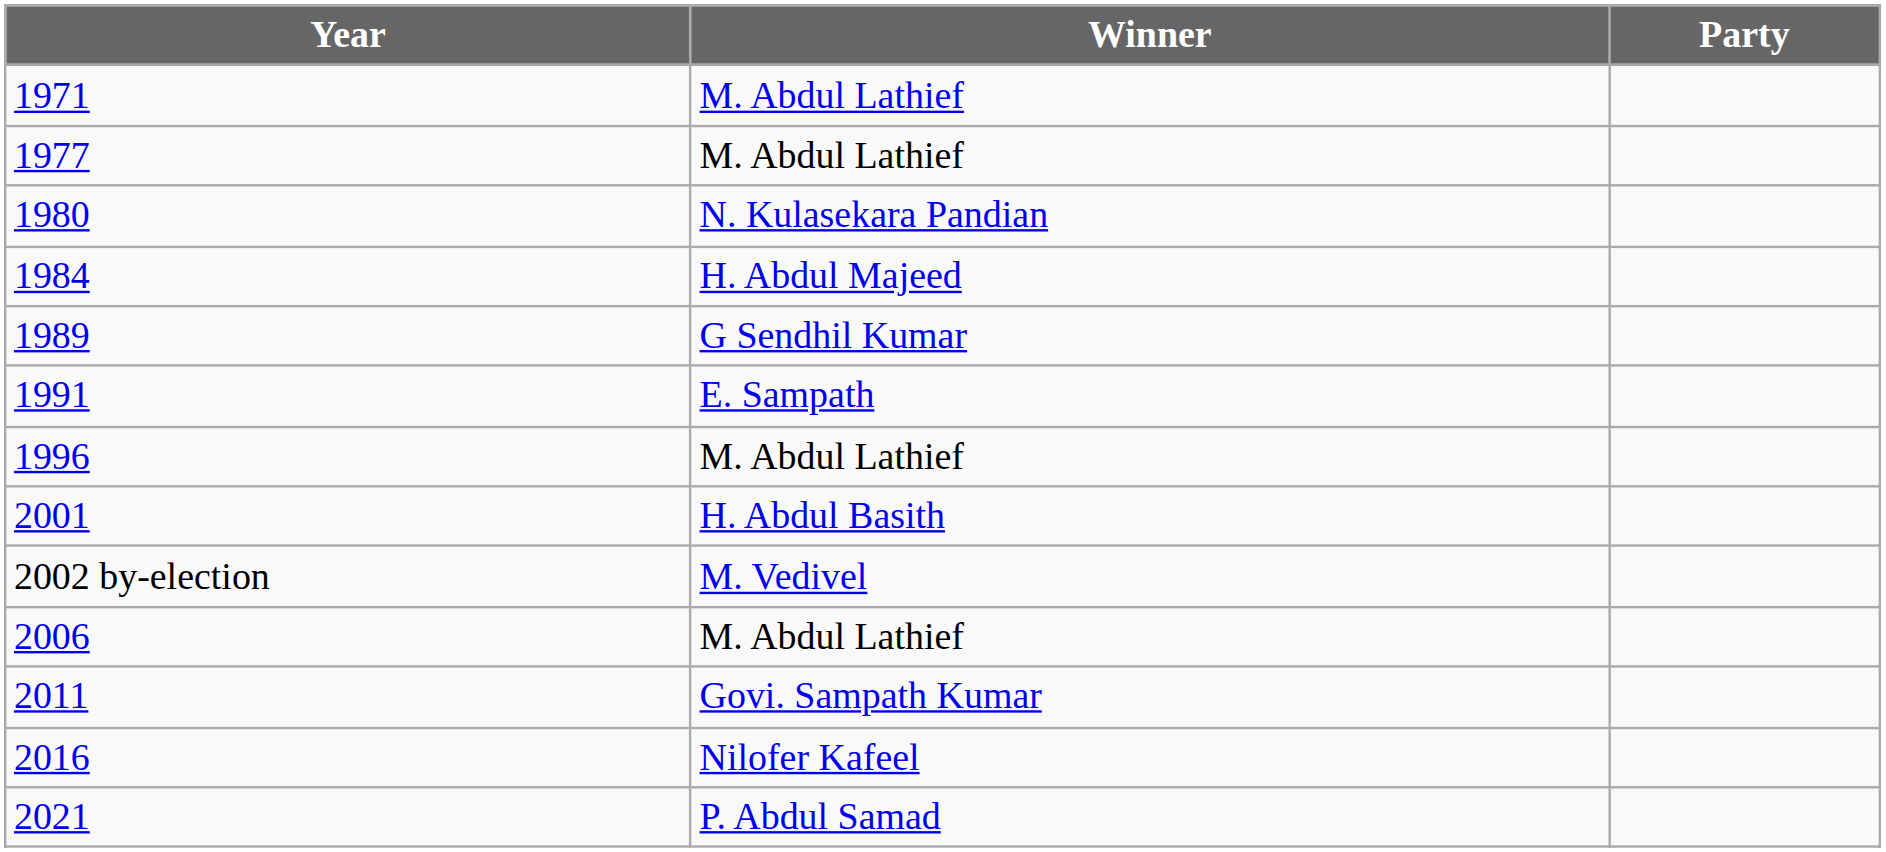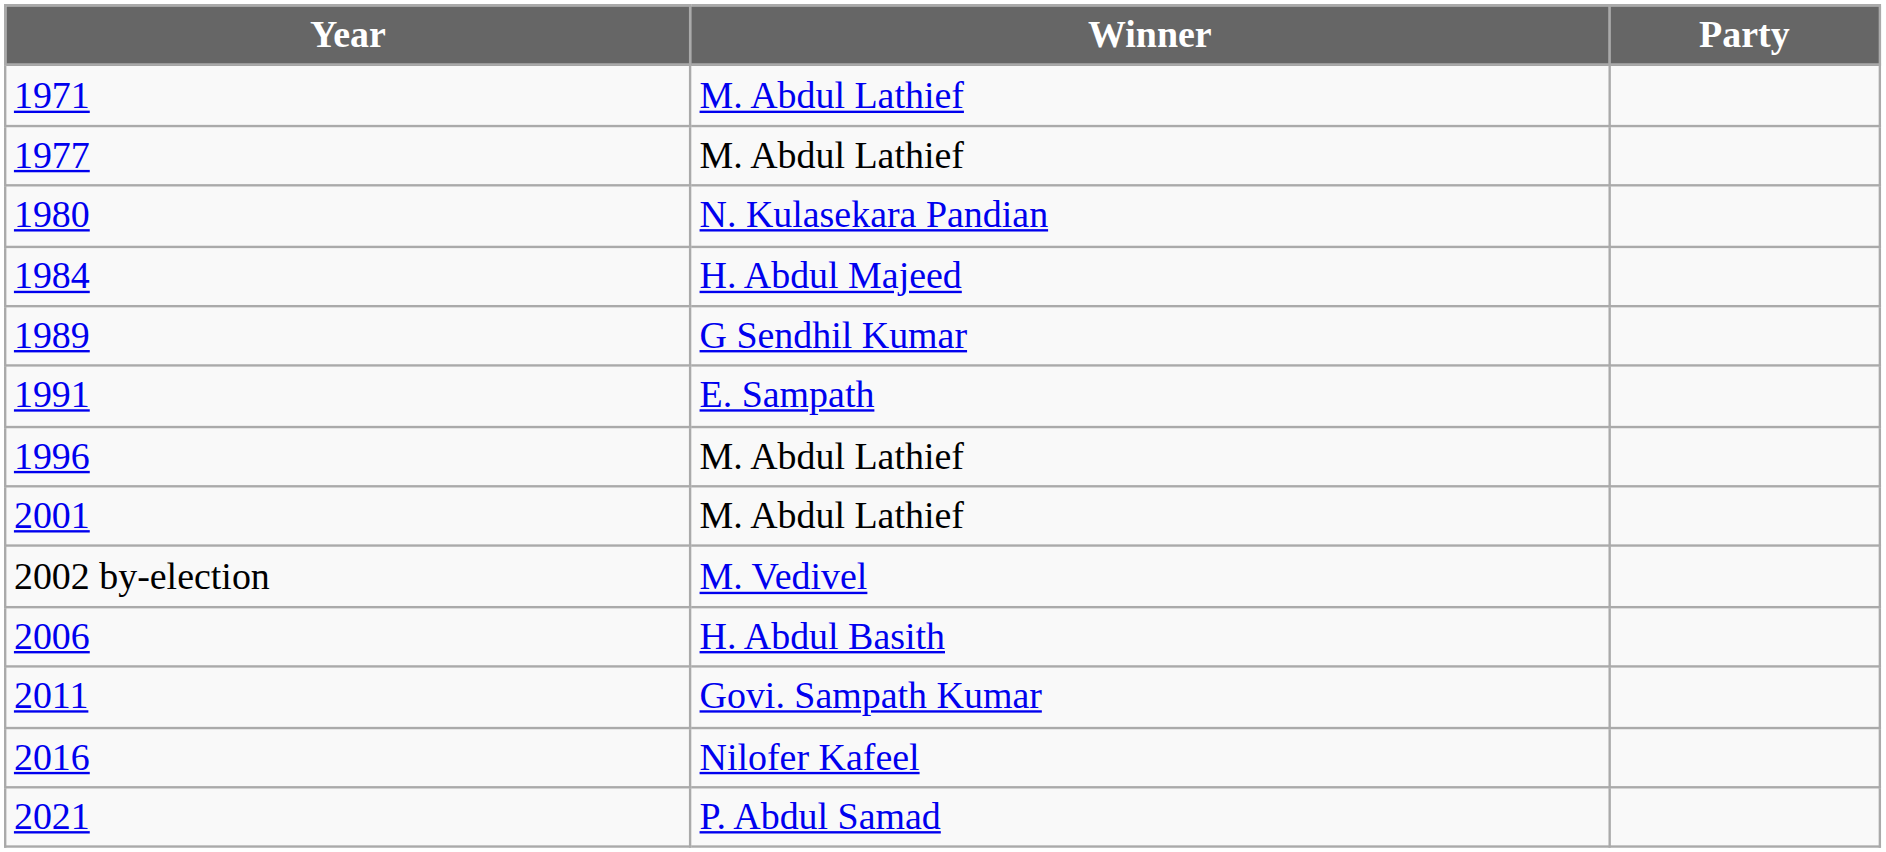(822, 515) H. Abdul Basith -> (832, 515) M. Abdul Lathief
(832, 635) M. Abdul Lathief -> (822, 635) H. Abdul Basith
